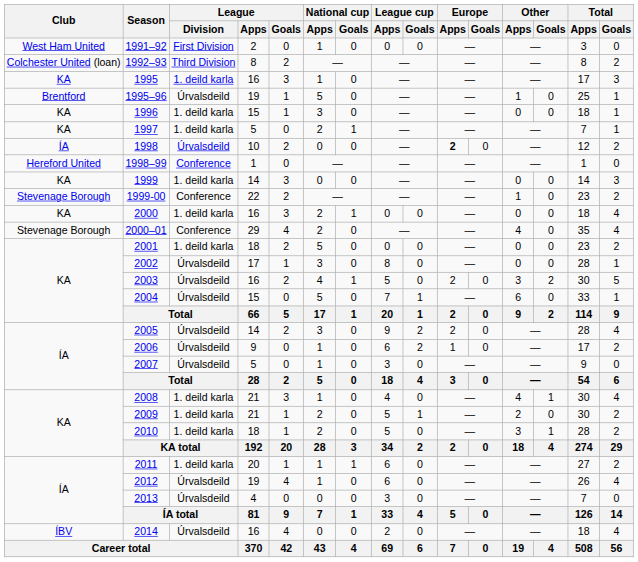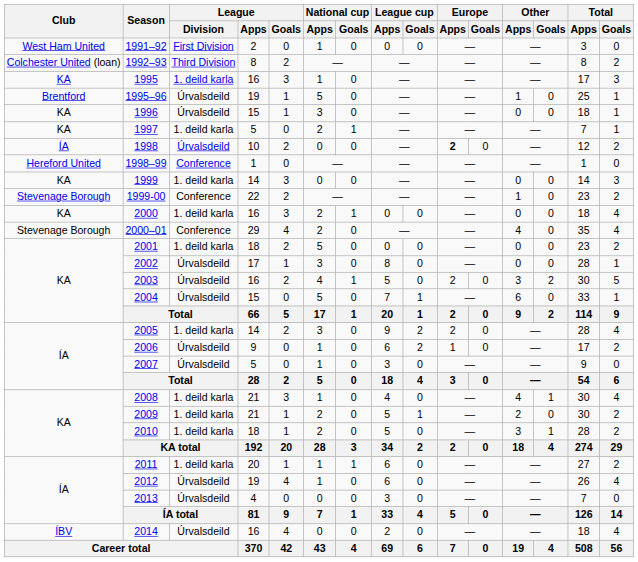(203, 113) 1. deild karla -> (203, 113) Úrvalsdeild
(203, 331) Úrvalsdeild -> (203, 331) 1. deild karla
